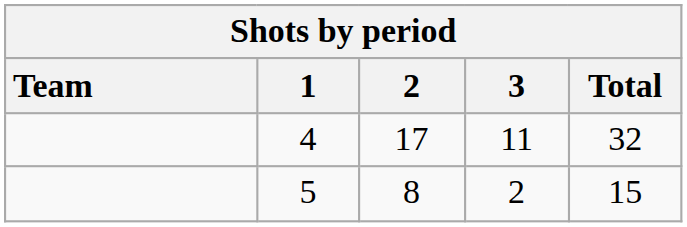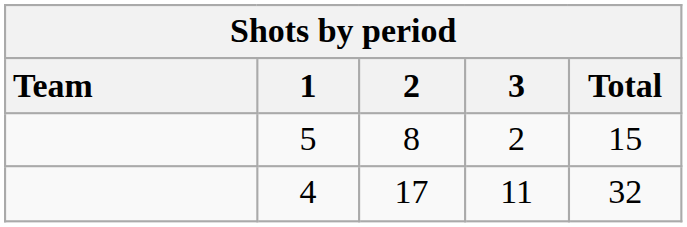rows swapped: (308, 192) <-> (308, 138)
